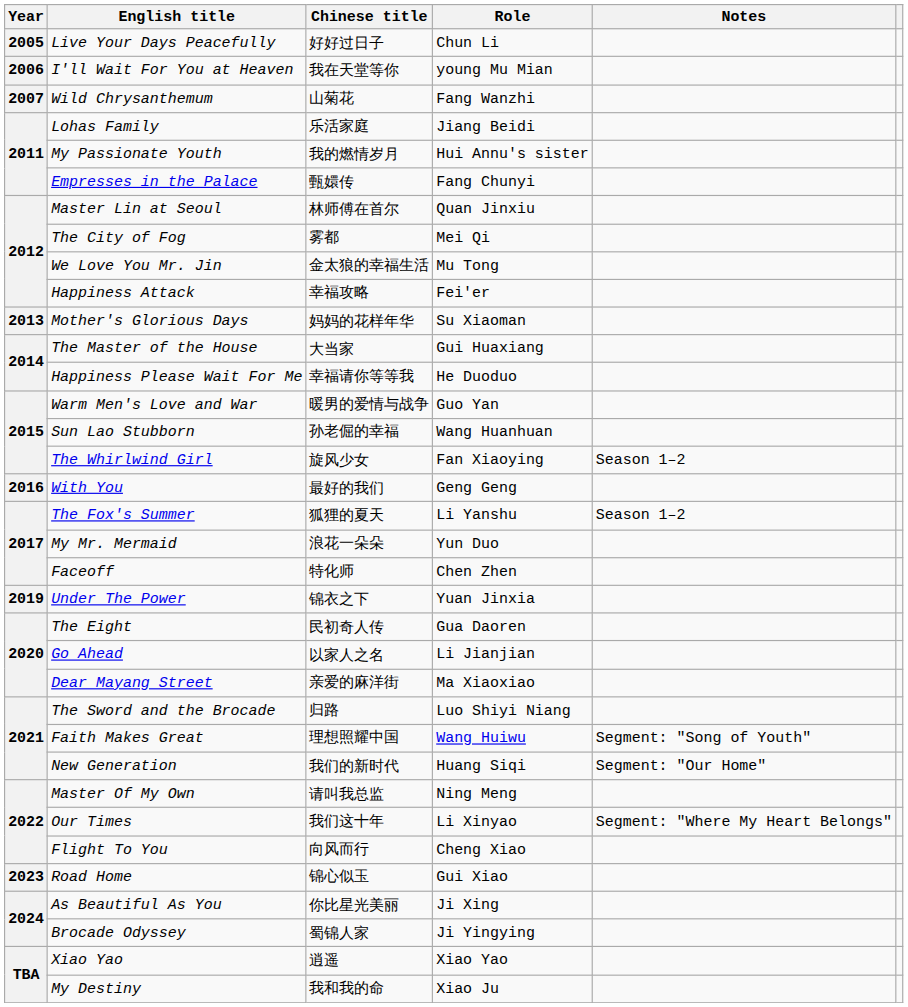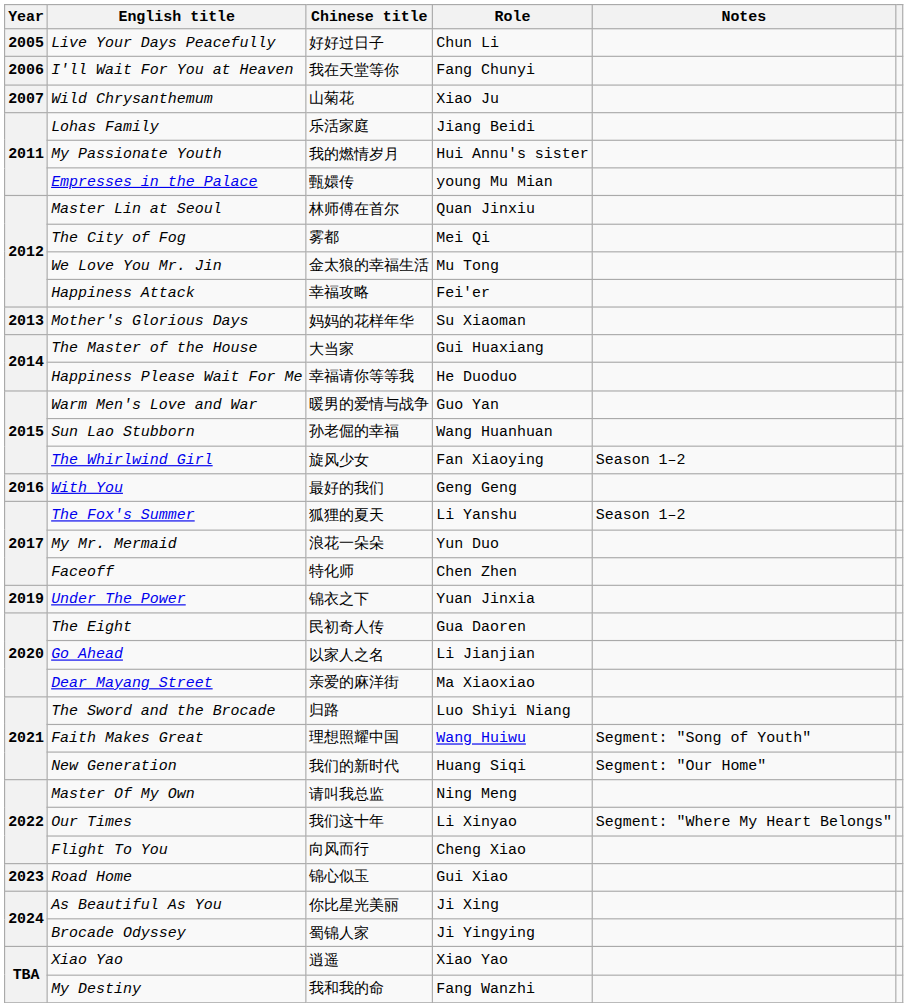(495, 71) young Mu Mian -> (486, 71) Fang Chunyi
(486, 98) Fang Wanzhi -> (468, 98) Xiao Ju
(486, 182) Fang Chunyi -> (495, 182) young Mu Mian
(468, 989) Xiao Ju -> (486, 989) Fang Wanzhi
